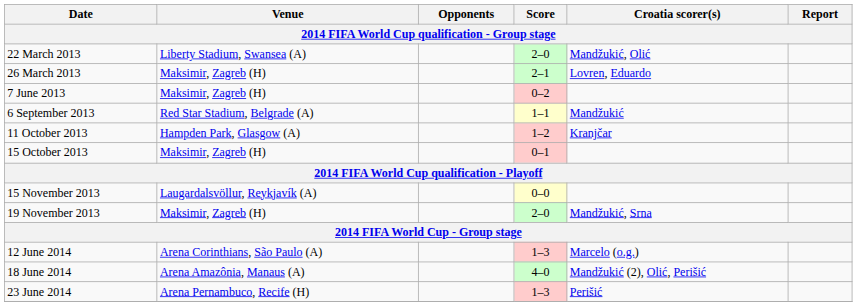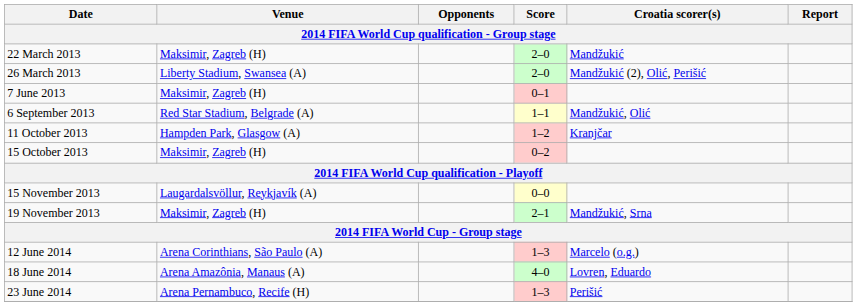(233, 54) Liberty Stadium, Swansea (A) -> (213, 54) Maksimir, Zagreb (H)
(610, 54) Mandžukić, Olić -> (597, 54) Mandžukić
(213, 73) Maksimir, Zagreb (H) -> (233, 73) Liberty Stadium, Swansea (A)
(541, 73) 2–1 -> (541, 73) 2–0
(610, 73) Lovren, Eduardo -> (638, 73) Mandžukić (2), Olić, Perišić
(541, 93) 0–2 -> (541, 93) 0–1
(597, 113) Mandžukić -> (610, 113) Mandžukić, Olić
(541, 153) 0–1 -> (541, 153) 0–2
(541, 212) 2–0 -> (541, 212) 2–1
(638, 271) Mandžukić (2), Olić, Perišić -> (610, 271) Lovren, Eduardo
